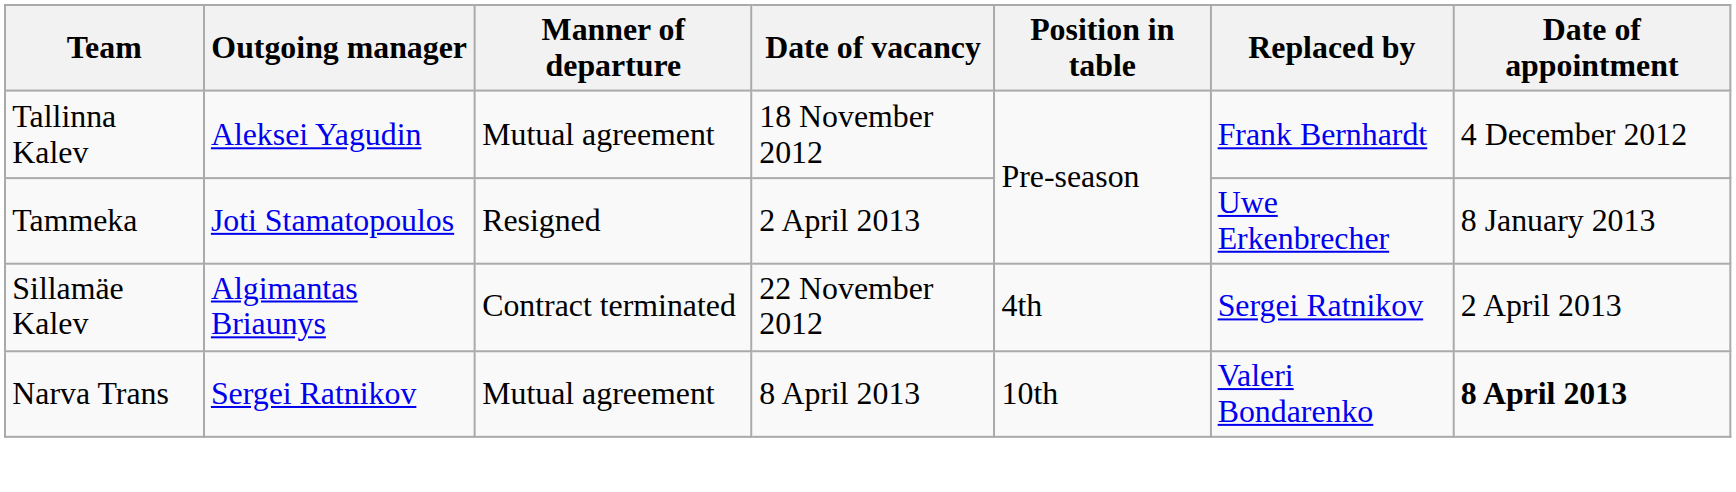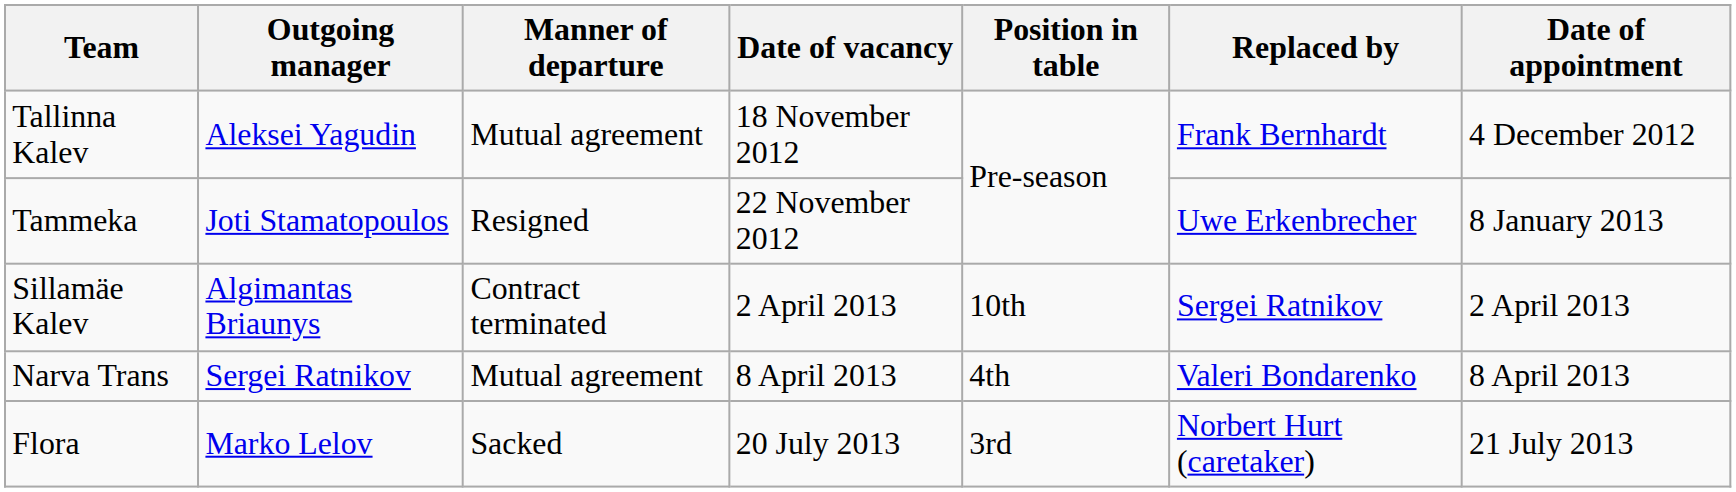(840, 220) 2 April 2013 -> (823, 220) 22 November 2012
(846, 306) 22 November 2012 -> (816, 306) 2 April 2013
(1022, 306) 4th -> (998, 306) 10th
(1030, 392) 10th -> (990, 375) 4th
(1544, 392) bold -> (1549, 375) normal
+ row: (46, 443)
